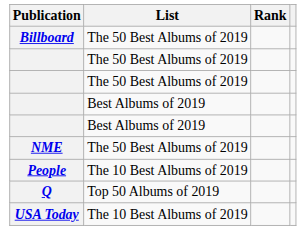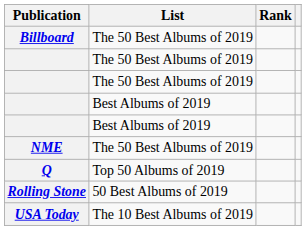- row: (47, 170)
+ row: (47, 192)
